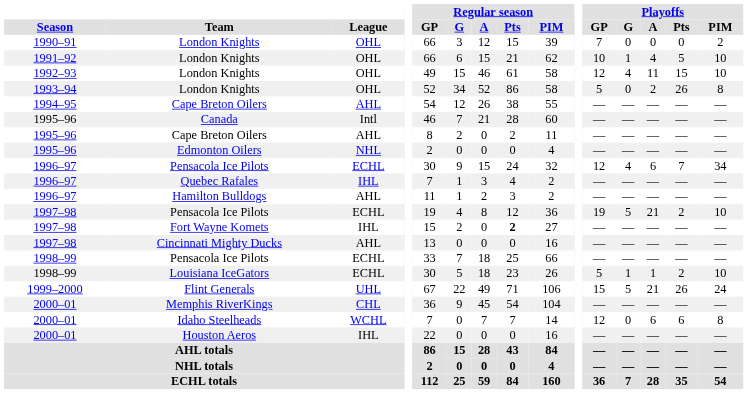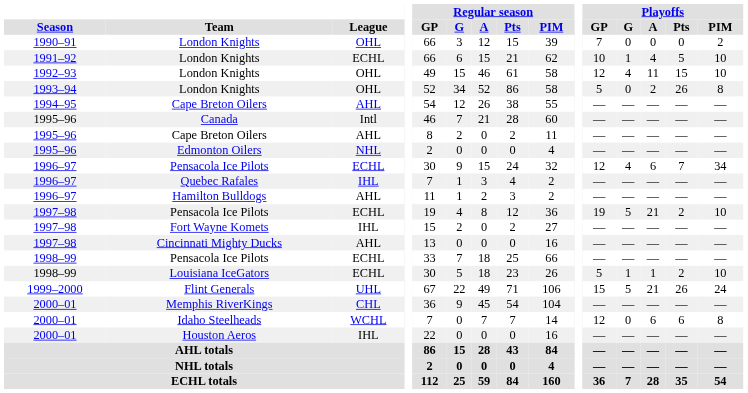(368, 58) OHL -> (368, 58) ECHL
(513, 227) bold -> (513, 227) normal
